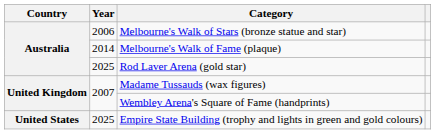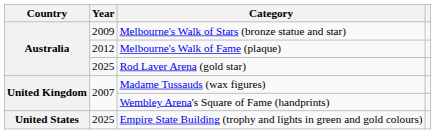(103, 31) 2006 -> (103, 31) 2009
(103, 48) 2014 -> (103, 48) 2012
